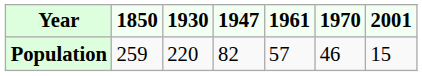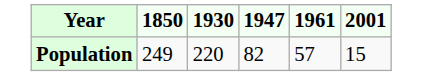- column: (340, 20)
(132, 53) 259 -> (157, 53) 249
